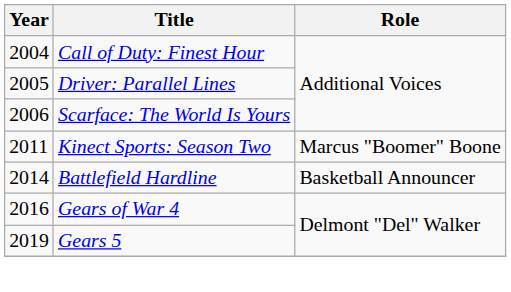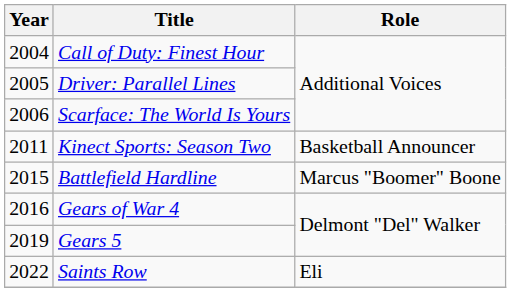(400, 146) Marcus "Boomer" Boone -> (387, 146) Basketball Announcer
(29, 177) 2014 -> (29, 177) 2015
(387, 177) Basketball Announcer -> (400, 177) Marcus "Boomer" Boone
+ row: (102, 271)
